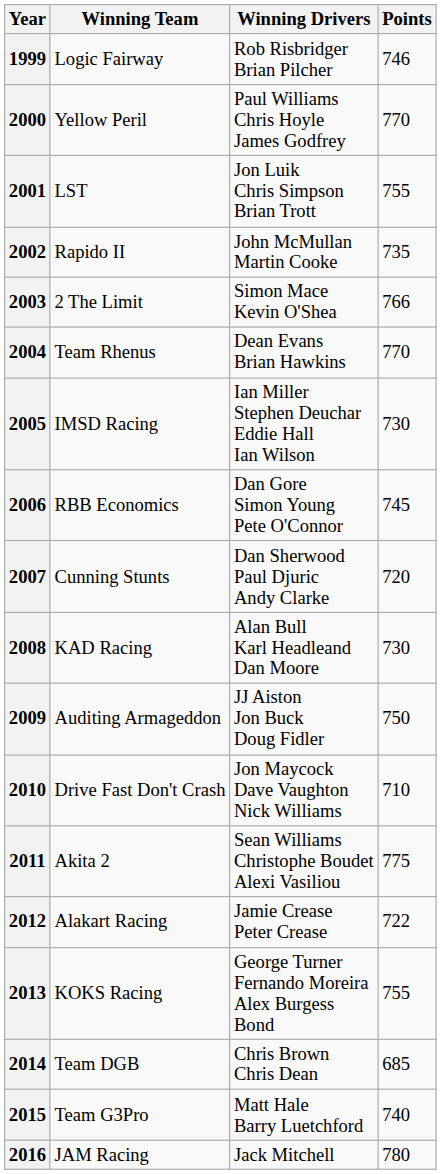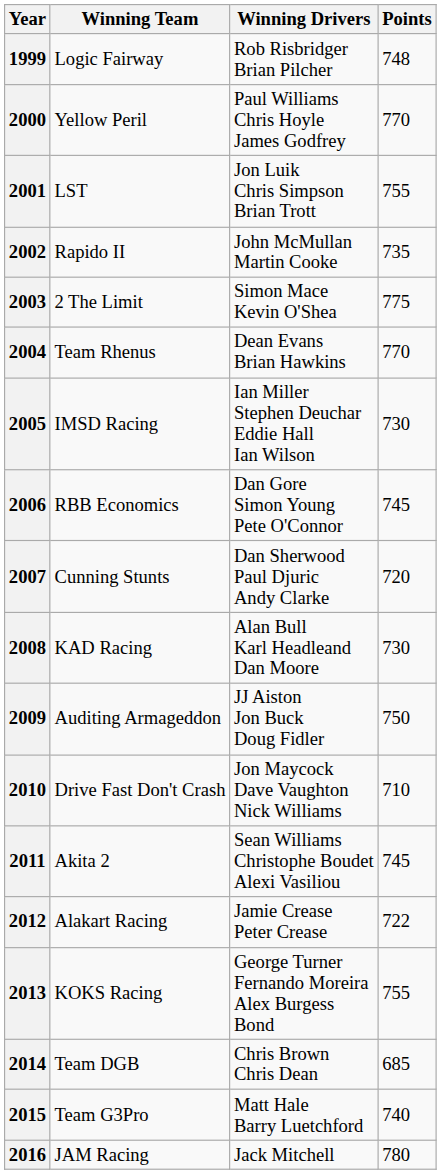(396, 59) 746 -> (396, 59) 748
(396, 302) 766 -> (396, 302) 775
(396, 861) 775 -> (396, 861) 745
